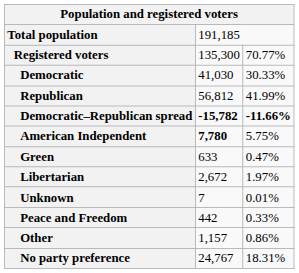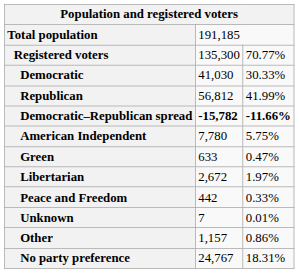(213, 136) bold -> (213, 136) normal
rows swapped: (67, 217) <-> (40, 197)
